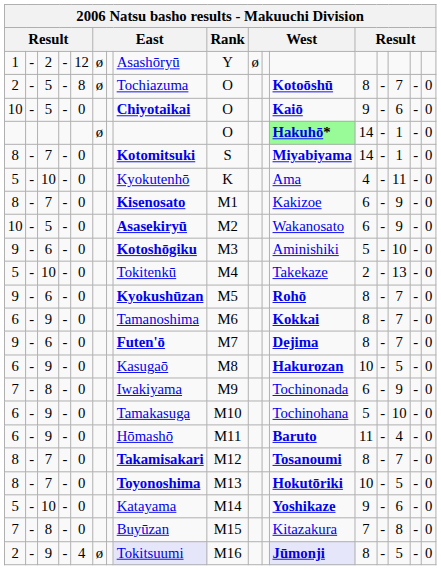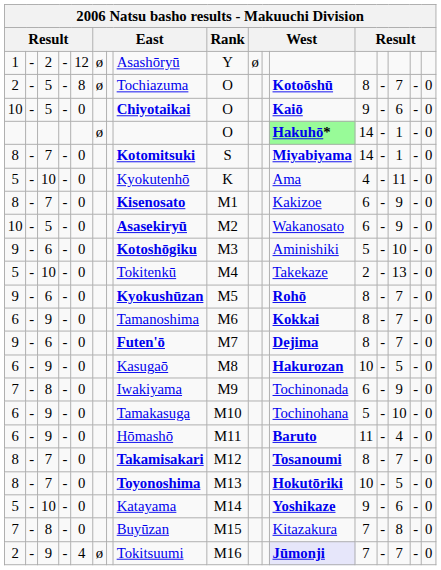(150, 553) lavender background -> (150, 553) no background
(366, 553) 8 -> (366, 553) 7
(399, 553) 5 -> (399, 553) 7
